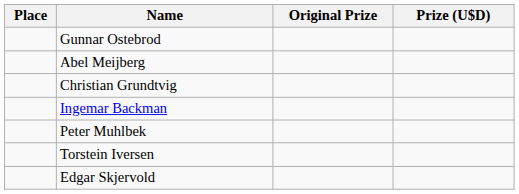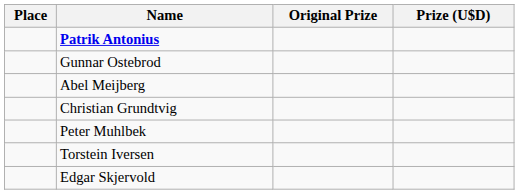+ row: (110, 39)
- row: (114, 108)
